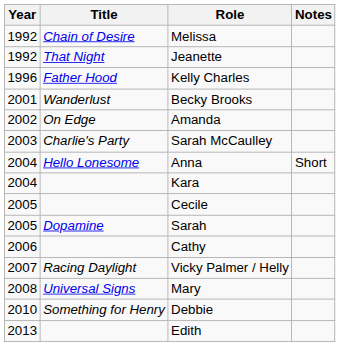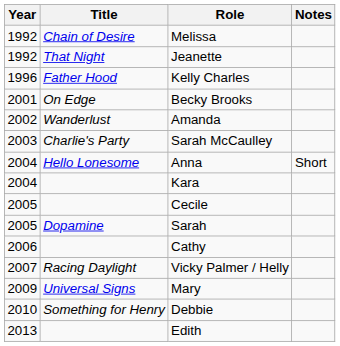(77, 99) Wanderlust -> (69, 99) On Edge
(69, 120) On Edge -> (77, 120) Wanderlust
(22, 288) 2008 -> (22, 288) 2009
